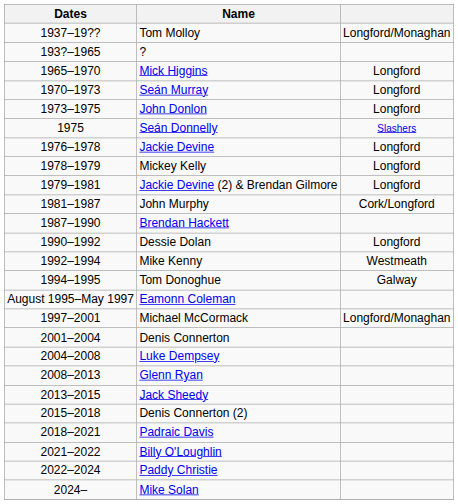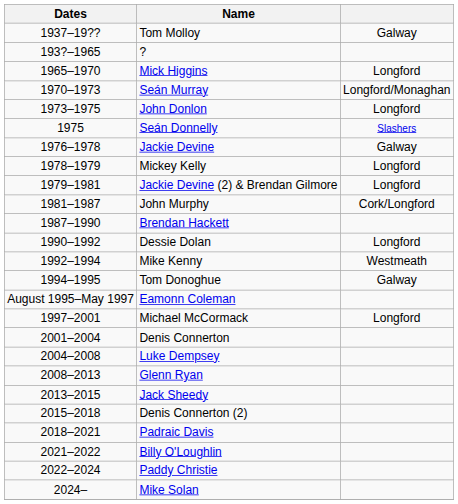(397, 33) Longford/Monaghan -> (397, 33) Galway
(397, 90) Longford -> (397, 90) Longford/Monaghan
(397, 147) Longford -> (397, 147) Galway
(397, 318) Longford/Monaghan -> (397, 318) Longford
